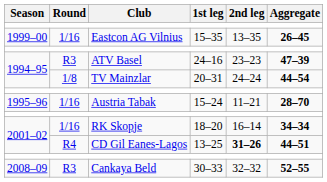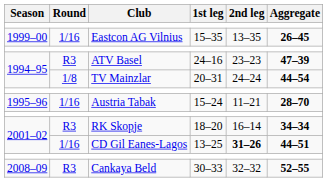(69, 126) 1/16 -> (69, 126) R3
(69, 144) R4 -> (69, 144) 1/16
